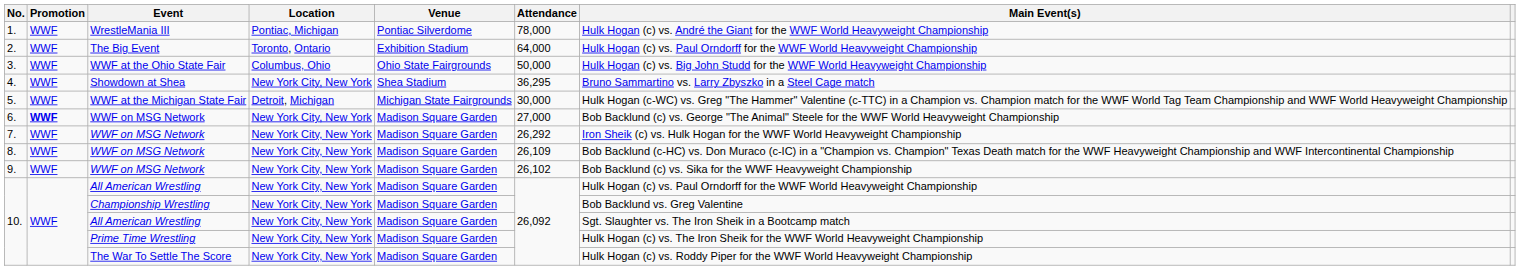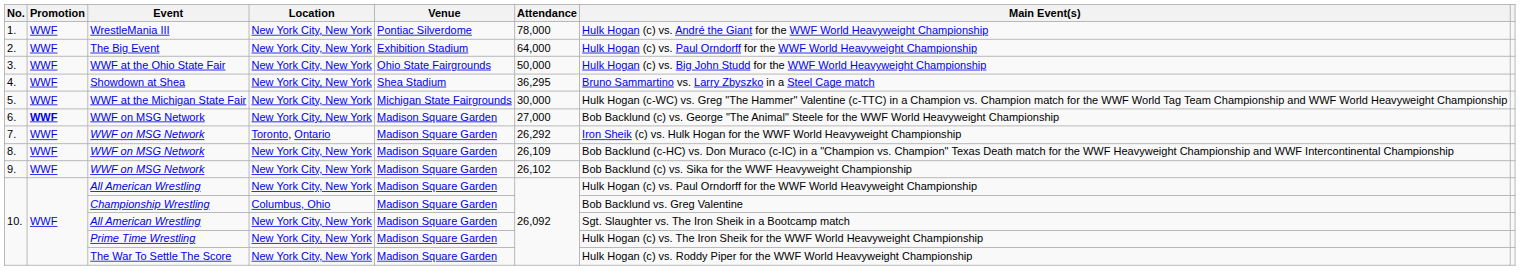(295, 30) Pontiac, Michigan -> (312, 30) New York City, New York
(291, 47) Toronto, Ontario -> (312, 47) New York City, New York
(291, 65) Columbus, Ohio -> (312, 65) New York City, New York
(293, 100) Detroit, Michigan -> (312, 100) New York City, New York
(312, 134) New York City, New York -> (291, 134) Toronto, Ontario
(312, 204) New York City, New York -> (291, 204) Columbus, Ohio
